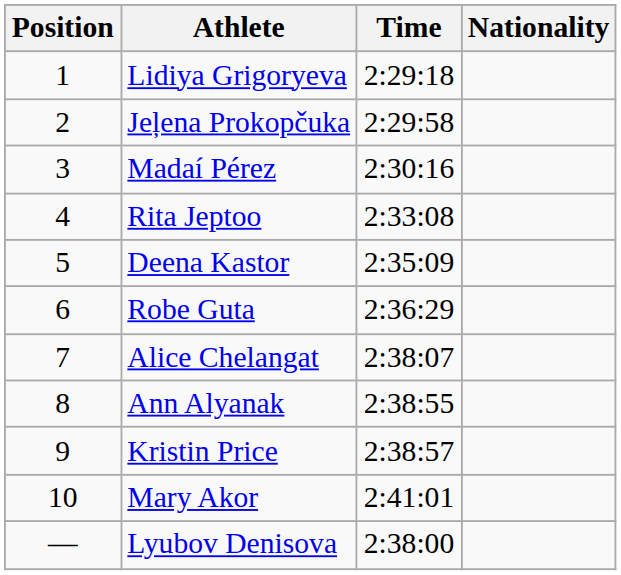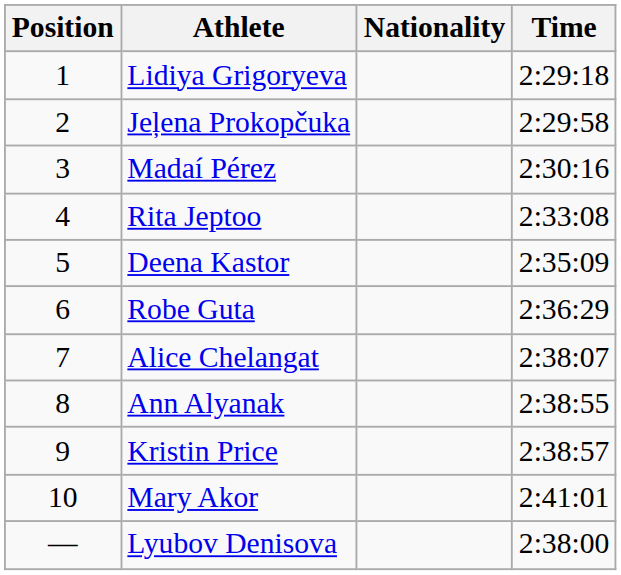columns swapped: (539, 27) <-> (409, 27)
